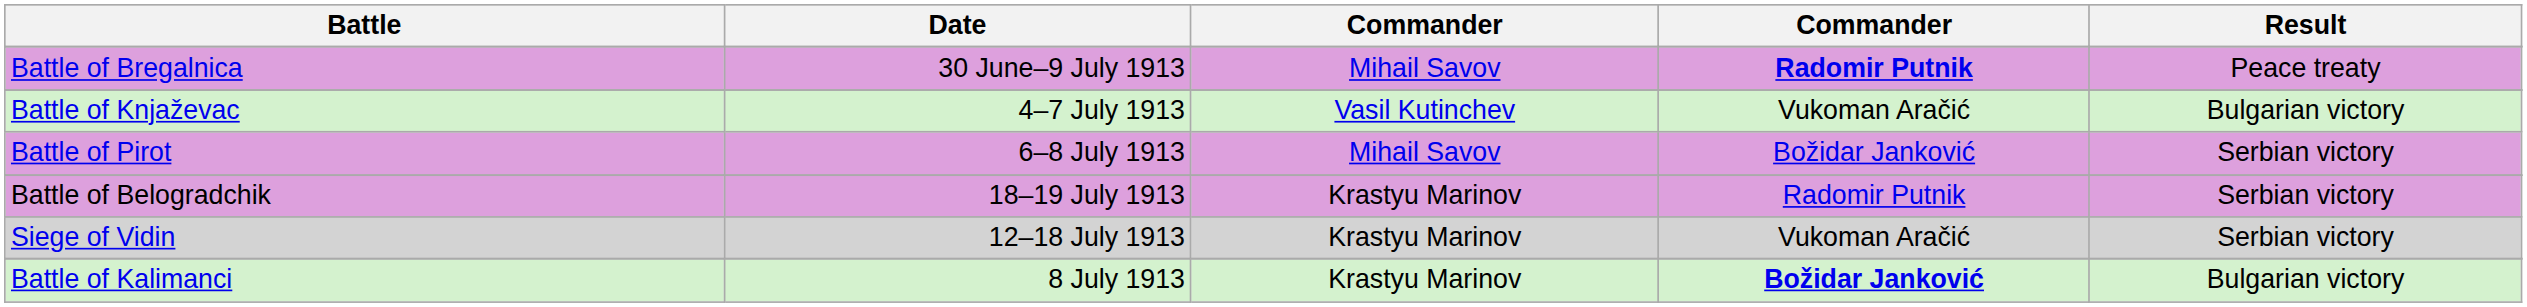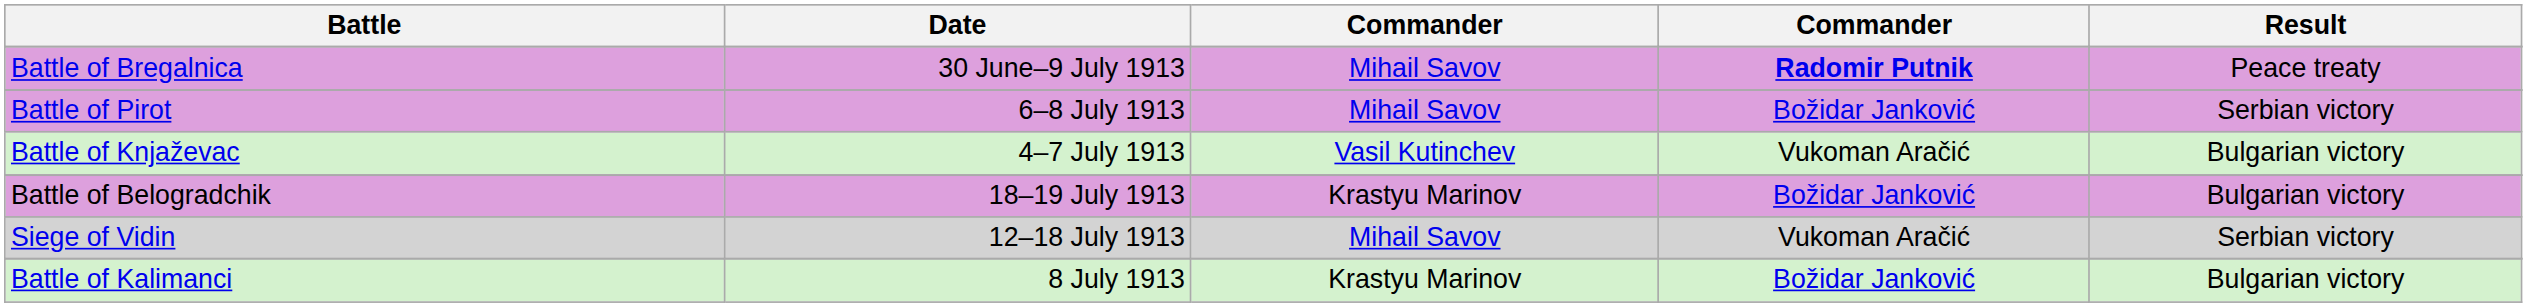rows swapped: (125, 110) <-> (91, 152)
(1874, 195) Radomir Putnik -> (1874, 195) Božidar Janković
(2306, 195) Serbian victory -> (2306, 195) Bulgarian victory
(1425, 237) Krastyu Marinov -> (1425, 237) Mihail Savov
(1874, 279) bold -> (1874, 279) normal
